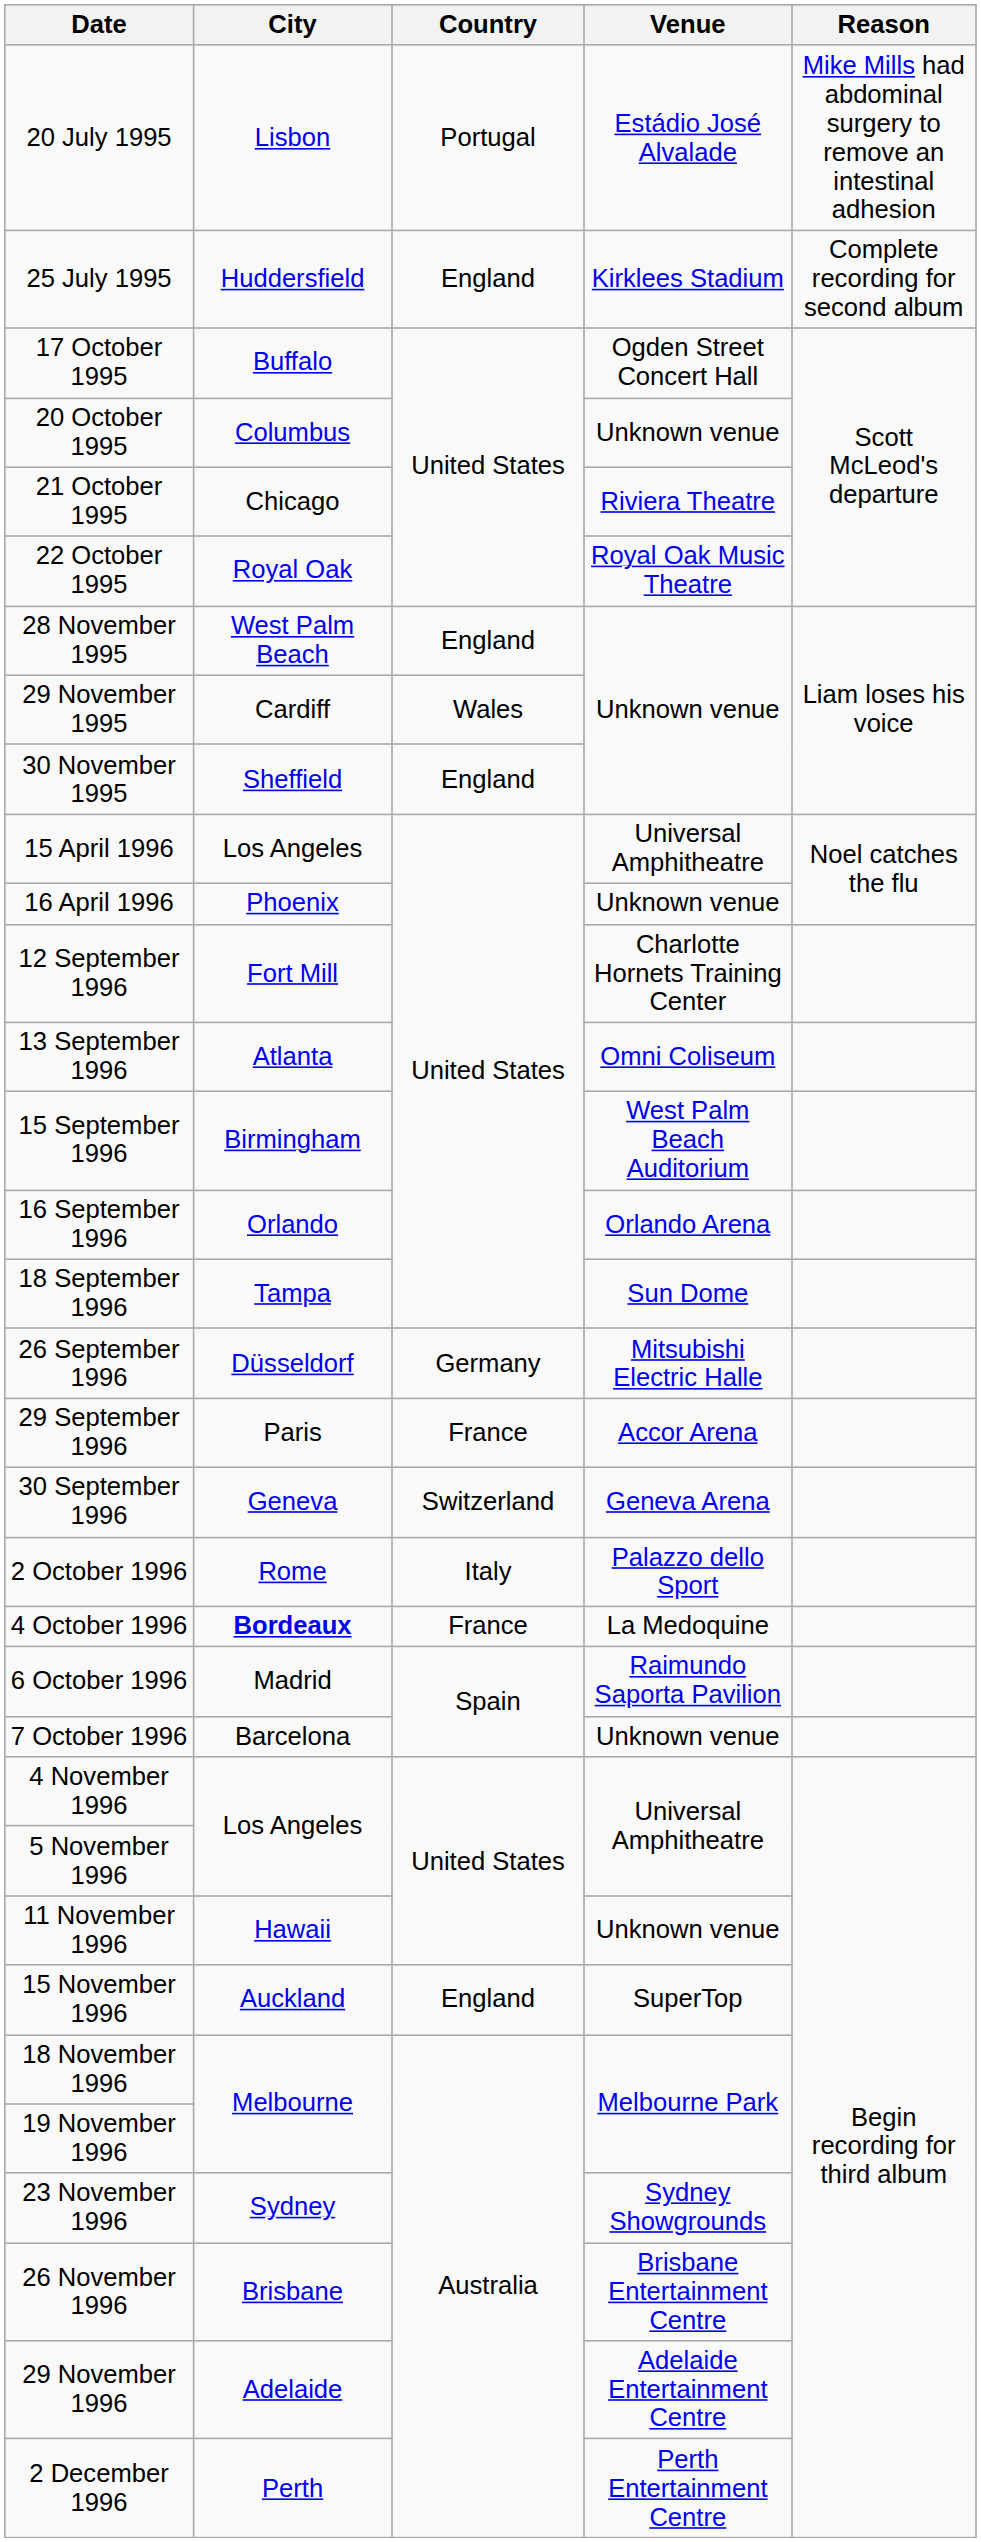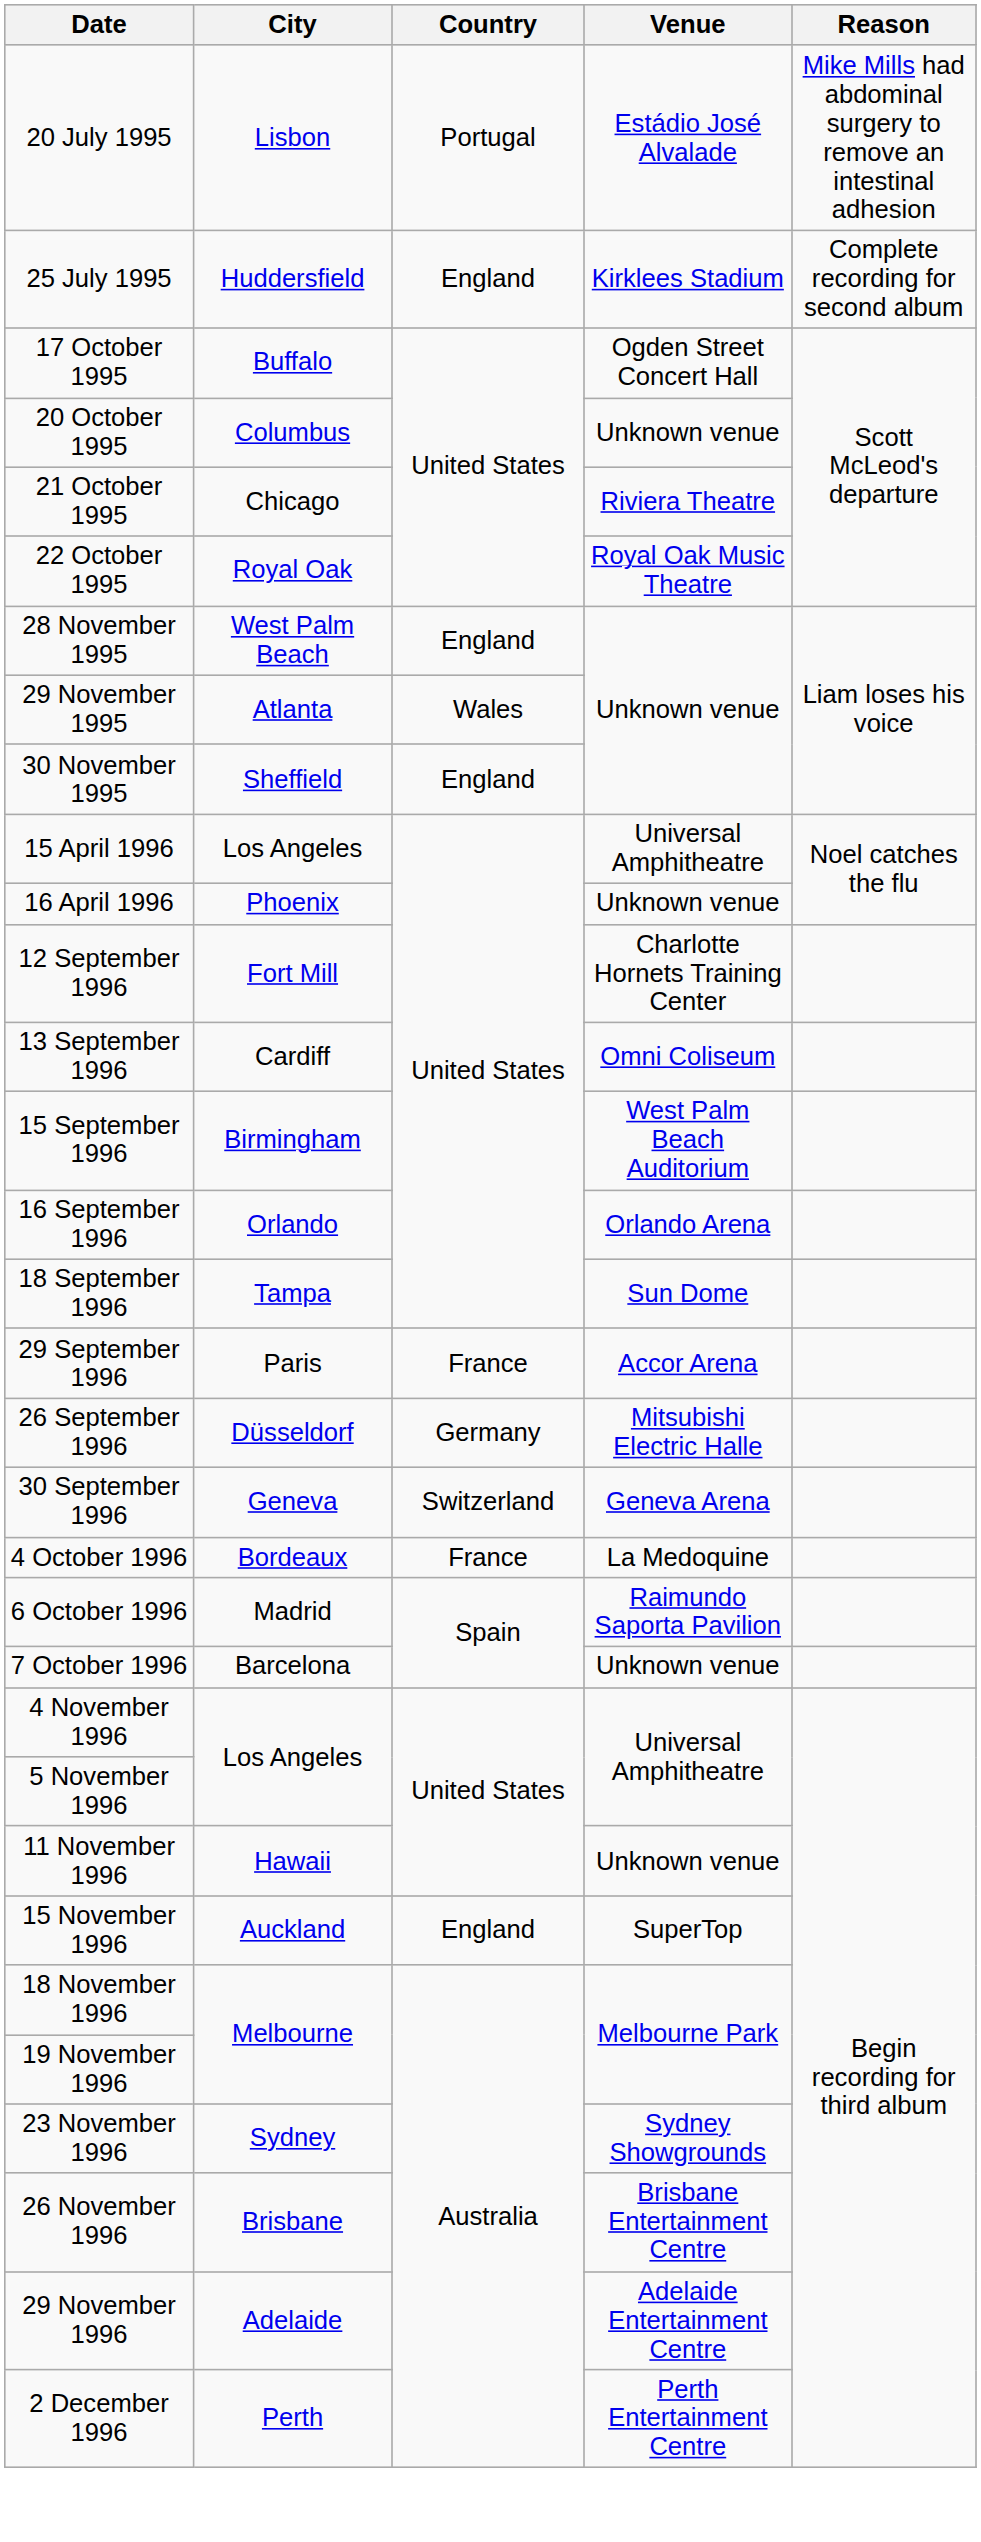(293, 709) Cardiff -> (293, 709) Atlanta
(293, 1056) Atlanta -> (293, 1056) Cardiff
rows swapped: (99, 1362) <-> (99, 1432)
- row: (99, 1571)
(293, 1626) bold -> (293, 1556) normal
